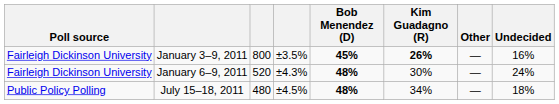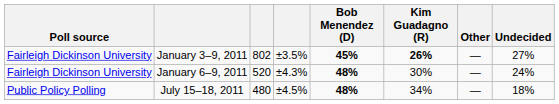(262, 55) 800 -> (262, 55) 802
(523, 55) 16% -> (523, 55) 27%
